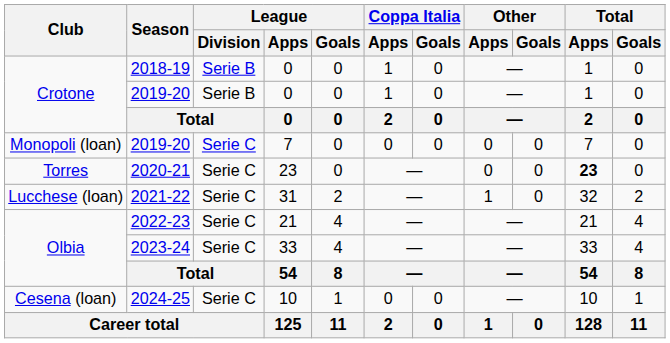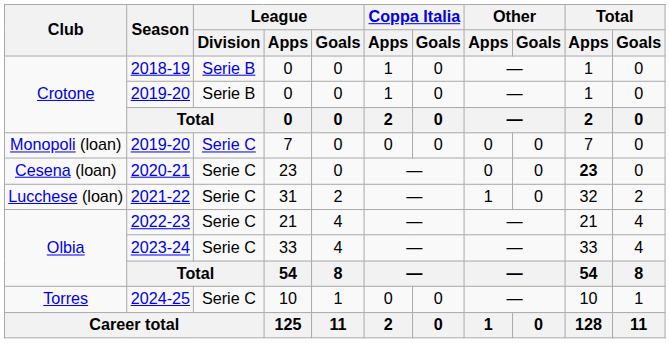(66, 171) Torres -> (66, 171) Cesena (loan)
(66, 299) Cesena (loan) -> (66, 299) Torres
